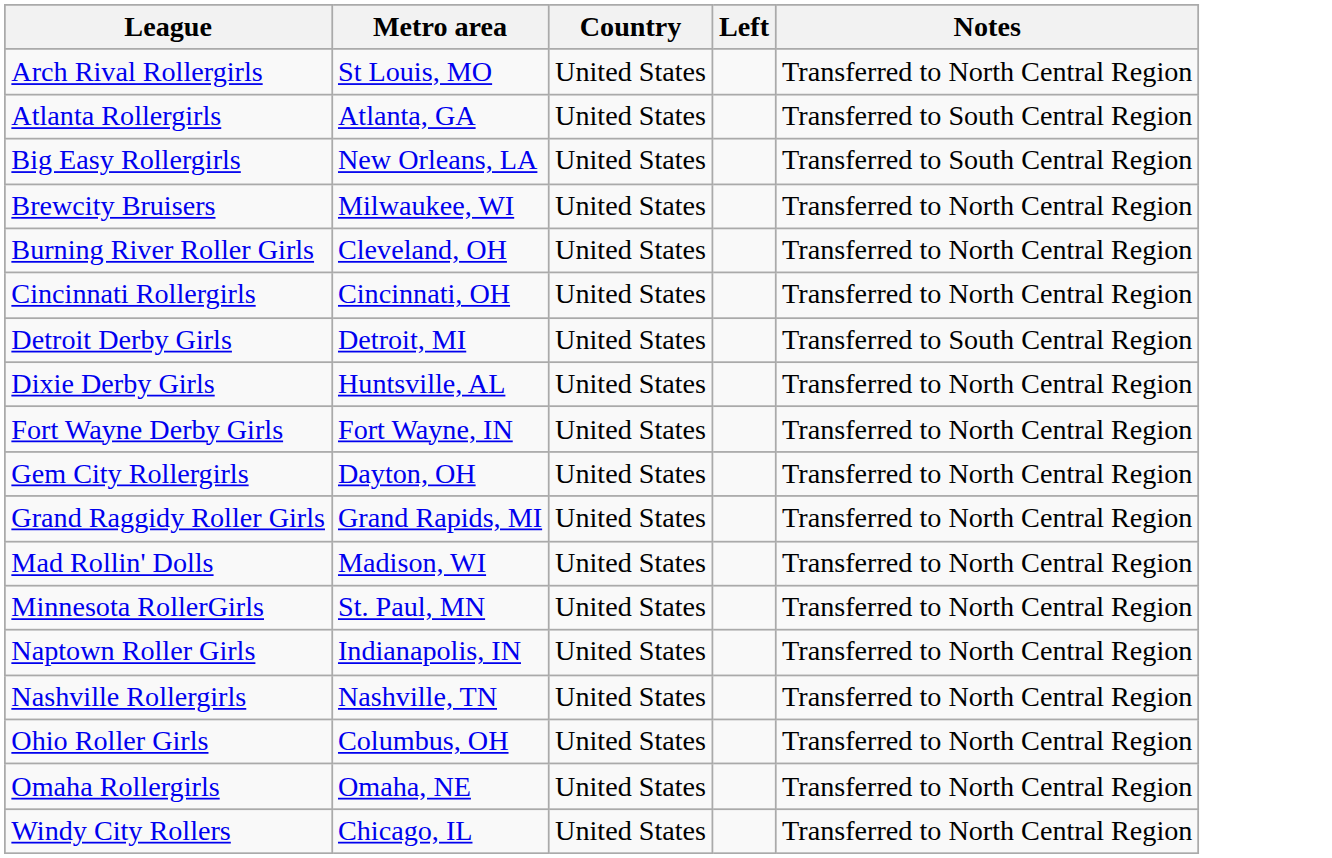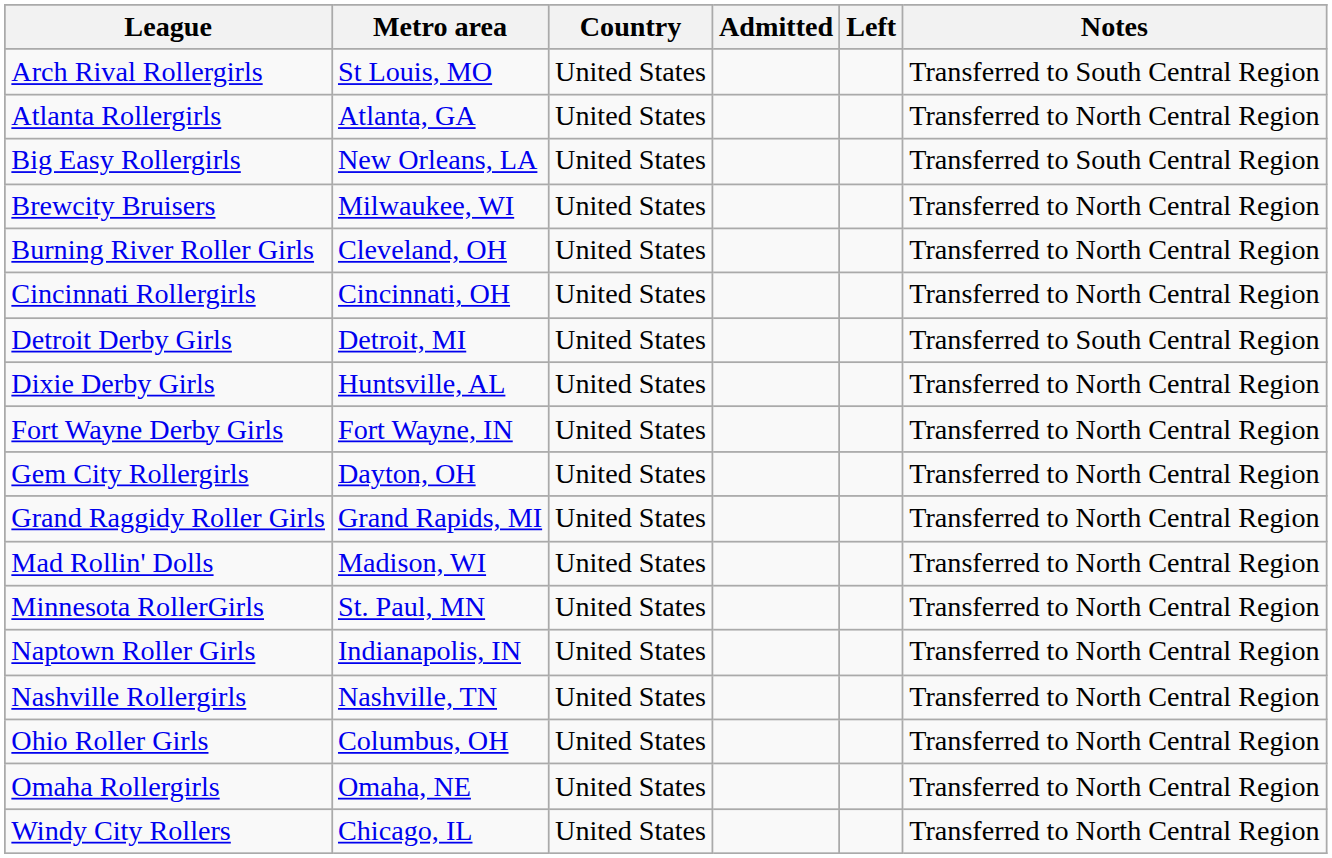+ column: (776, 26)
(987, 71) Transferred to North Central Region -> (1114, 71) Transferred to South Central Region
(987, 116) Transferred to South Central Region -> (1114, 116) Transferred to North Central Region
